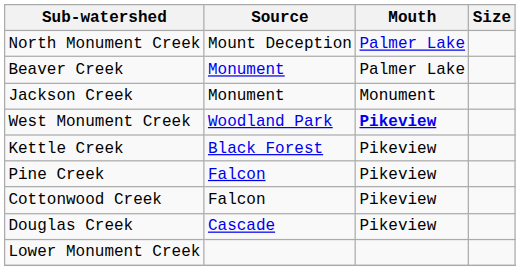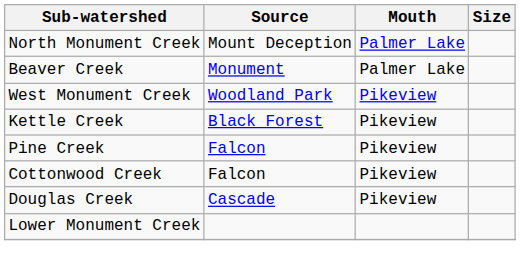- row: (71, 96)
(398, 122) bold -> (398, 96) normal
